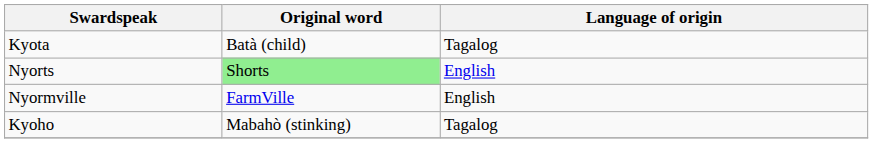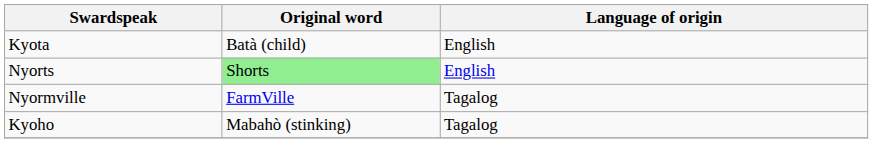(471, 44) Tagalog -> (470, 44) English
(470, 97) English -> (471, 97) Tagalog
